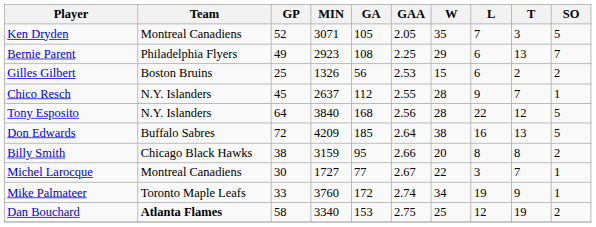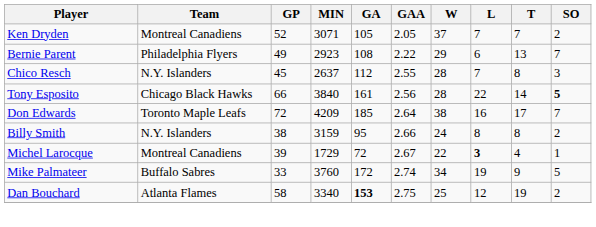(440, 34) 35 -> (440, 34) 37
(517, 34) 3 -> (517, 34) 7
(557, 34) 5 -> (557, 34) 2
(405, 53) 2.25 -> (405, 53) 2.22
- row: (41, 73)
(477, 93) 9 -> (477, 73) 7
(517, 93) 7 -> (517, 73) 8
(557, 93) 1 -> (557, 73) 3
(176, 113) N.Y. Islanders -> (196, 93) Chicago Black Hawks
(280, 113) 64 -> (280, 93) 66
(363, 113) 168 -> (363, 93) 161
(520, 113) 12 -> (520, 93) 14
(557, 113) normal -> (557, 93) bold
(178, 133) Buffalo Sabres -> (193, 113) Toronto Maple Leafs
(520, 133) 13 -> (520, 113) 17
(557, 133) 5 -> (557, 113) 7
(196, 152) Chicago Black Hawks -> (176, 133) N.Y. Islanders
(440, 152) 20 -> (440, 133) 24
(280, 172) 30 -> (280, 152) 39
(326, 172) 1727 -> (326, 152) 1729
(360, 172) 77 -> (360, 152) 72
(477, 172) normal -> (477, 152) bold
(517, 172) 7 -> (517, 152) 4
(193, 192) Toronto Maple Leafs -> (178, 172) Buffalo Sabres
(557, 192) 1 -> (557, 172) 5
(181, 212) bold -> (179, 192) normal
(363, 212) normal -> (363, 192) bold
